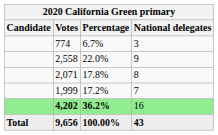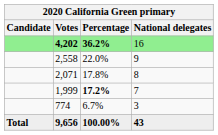rows swapped: (66, 106) <-> (63, 43)
(95, 91) normal -> (96, 91) bold
